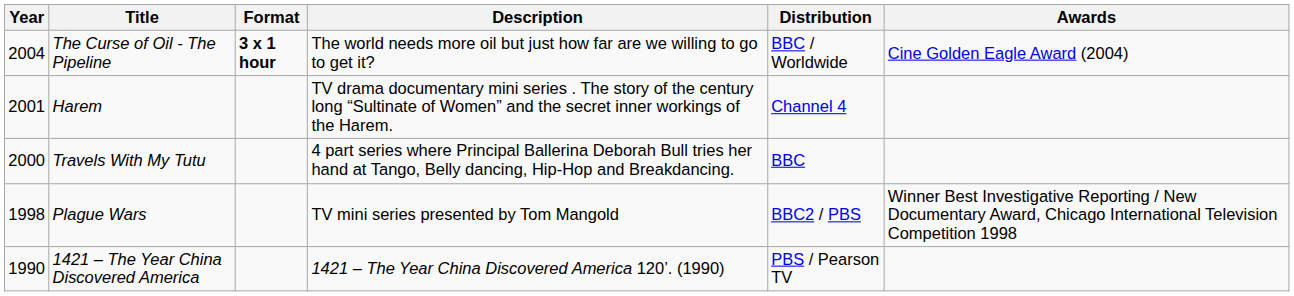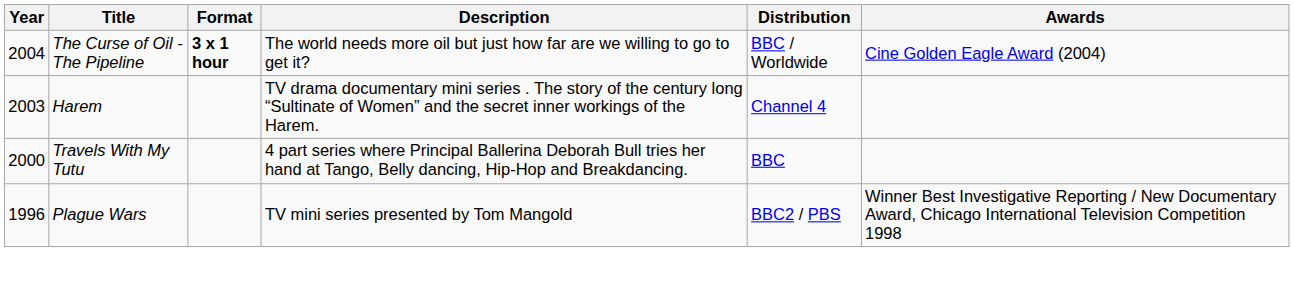(27, 106) 2001 -> (27, 106) 2003
(27, 214) 1998 -> (27, 214) 1996
- row: (137, 268)
